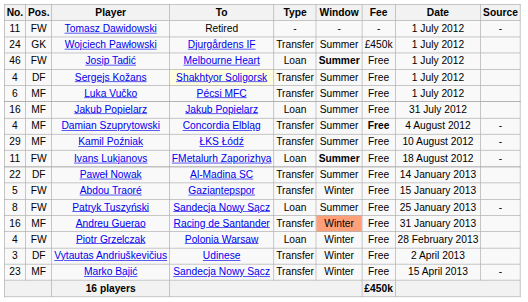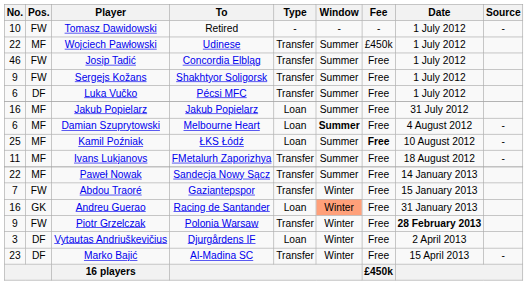(15, 28) 11 -> (15, 28) 10
(15, 45) 24 -> (15, 45) 22
(39, 45) GK -> (39, 45) MF
(222, 45) Djurgårdens IF -> (222, 45) Udinese
(222, 61) Melbourne Heart -> (222, 61) Concordia Elbląg
(295, 61) Loan -> (295, 61) Transfer
(339, 61) bold -> (339, 61) normal
(15, 77) 4 -> (15, 77) 9
(39, 77) DF -> (39, 77) FW
(222, 77) lightyellow background -> (222, 77) no background
(39, 93) MF -> (39, 93) DF
(15, 126) 4 -> (15, 126) 6
(222, 126) Concordia Elbląg -> (222, 126) Melbourne Heart
(295, 126) Transfer -> (295, 126) Loan
(339, 126) normal -> (339, 126) bold
(379, 126) bold -> (379, 126) normal
(15, 142) 29 -> (15, 142) 25
(295, 142) Transfer -> (295, 142) Loan
(379, 142) normal -> (379, 142) bold
(39, 158) FW -> (39, 158) MF
(295, 158) Loan -> (295, 158) Transfer
(339, 158) bold -> (339, 158) normal
(39, 175) DF -> (39, 175) MF
(222, 175) Al-Madina SC -> (222, 175) Sandecja Nowy Sącz
(15, 191) 5 -> (15, 191) 7
- row: (111, 207)
(39, 223) MF -> (39, 207) GK
(295, 223) Transfer -> (295, 207) Loan
(15, 239) 4 -> (15, 223) 9
(295, 239) Loan -> (295, 223) Transfer
(438, 239) normal -> (439, 223) bold
(222, 256) Udinese -> (222, 239) Djurgårdens IF
(295, 256) Transfer -> (295, 239) Loan
(39, 272) MF -> (39, 256) DF
(222, 272) Sandecja Nowy Sącz -> (222, 256) Al-Madina SC
